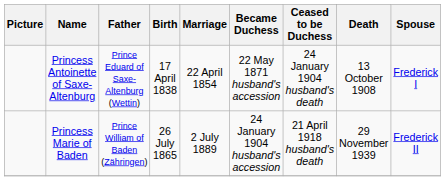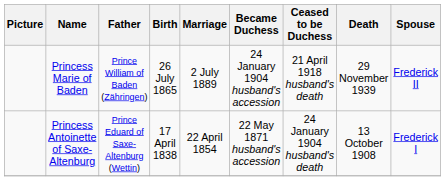rows swapped: (72, 78) <-> (72, 143)
